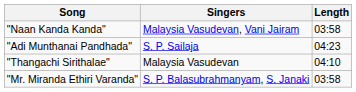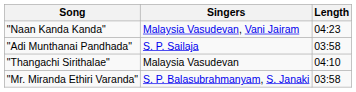(327, 29) 03:58 -> (327, 29) 04:23
(327, 46) 04:23 -> (327, 46) 03:58
